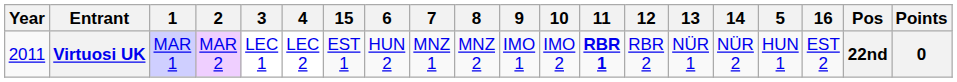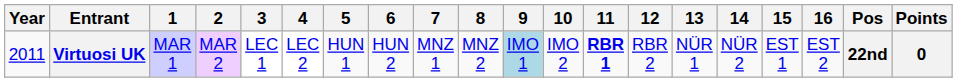columns swapped: (780, 18) <-> (344, 18)
(519, 54) no background -> (523, 54) lightblue background
